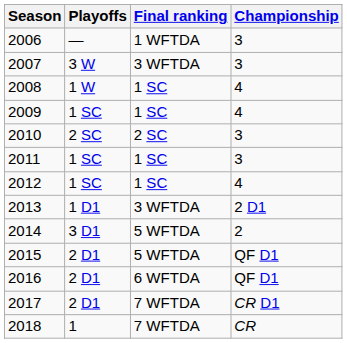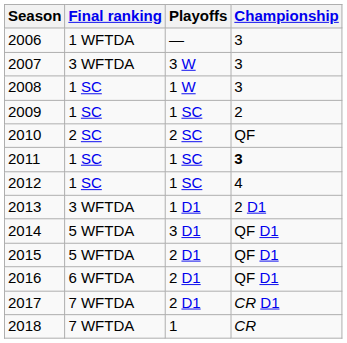columns swapped: (181, 16) <-> (98, 16)
(239, 87) 4 -> (239, 87) 3
(239, 111) 4 -> (239, 111) 2
(239, 135) 3 -> (245, 135) QF
(239, 159) normal -> (239, 159) bold
(239, 231) 2 -> (257, 231) QF D1
